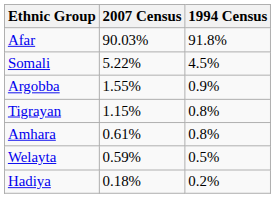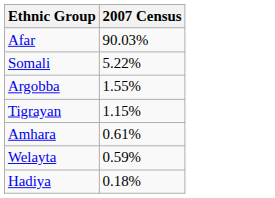- column: (228, 16)
